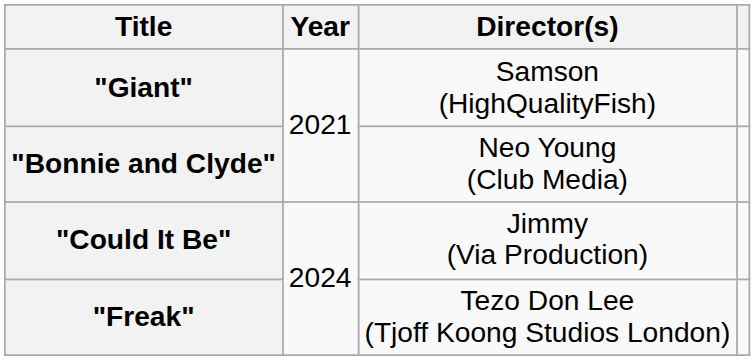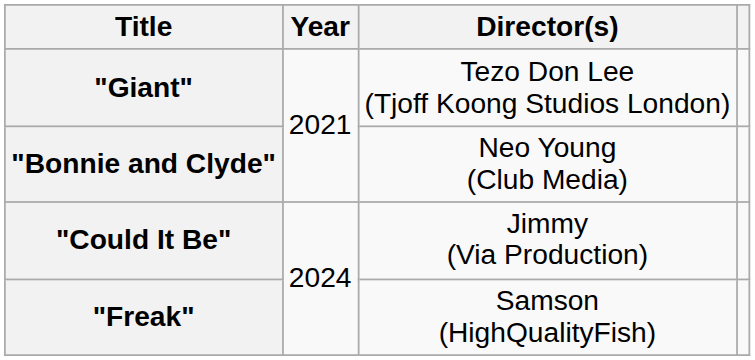(547, 87) Samson (HighQualityFish) -> (547, 87) Tezo Don Lee (Tjoff Koong Studios London)
(547, 316) Tezo Don Lee (Tjoff Koong Studios London) -> (547, 316) Samson (HighQualityFish)
